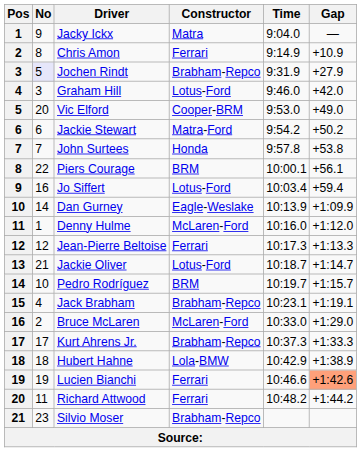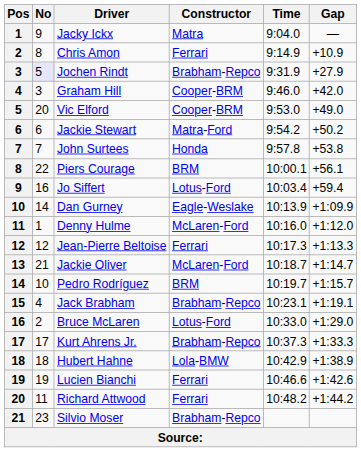(201, 91) Lotus-Ford -> (208, 91) Cooper-BRM
(201, 264) Lotus-Ford -> (210, 264) McLaren-Ford
(210, 322) McLaren-Ford -> (201, 322) Lotus-Ford
(333, 380) lightsalmon background -> (333, 380) no background
